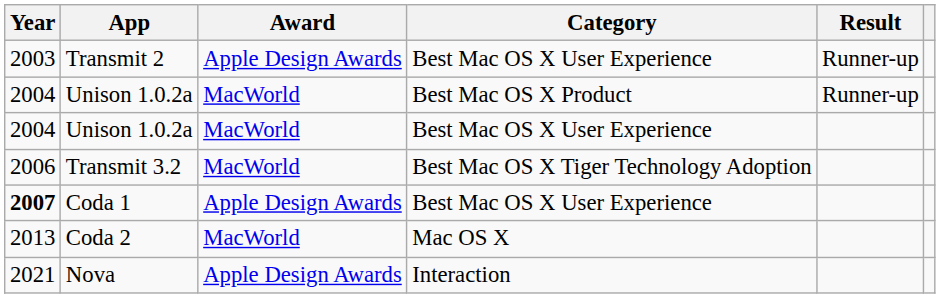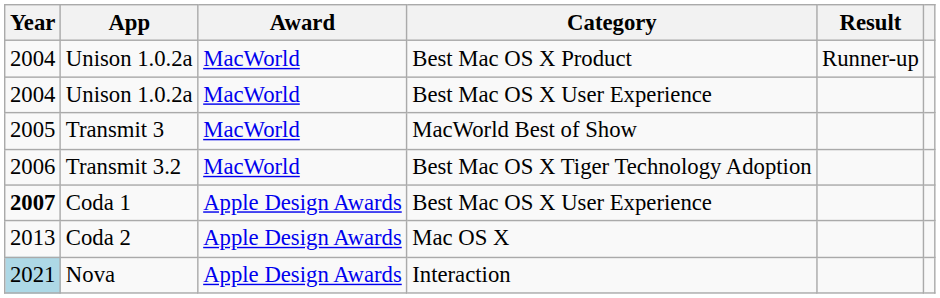- row: (115, 58)
+ row: (115, 130)
(251, 238) MacWorld -> (302, 238) Apple Design Awards
(33, 274) no background -> (33, 274) lightblue background
